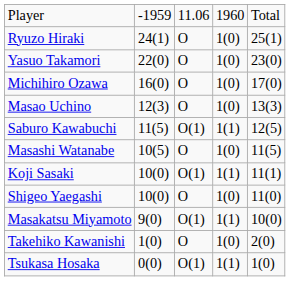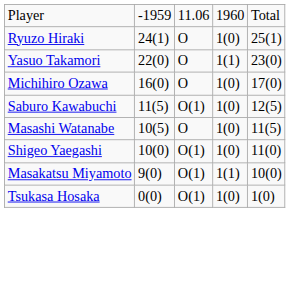(228, 60) 1(0) -> (228, 60) 1(1)
- row: (49, 106)
(228, 128) 1(1) -> (228, 106) 1(0)
- row: (41, 173)
(183, 196) O -> (191, 151) O(1)
- row: (66, 241)
(228, 264) 1(1) -> (228, 196) 1(0)
